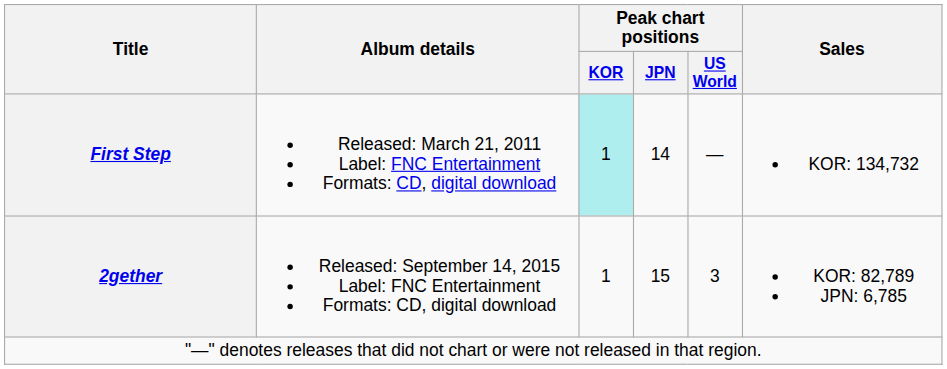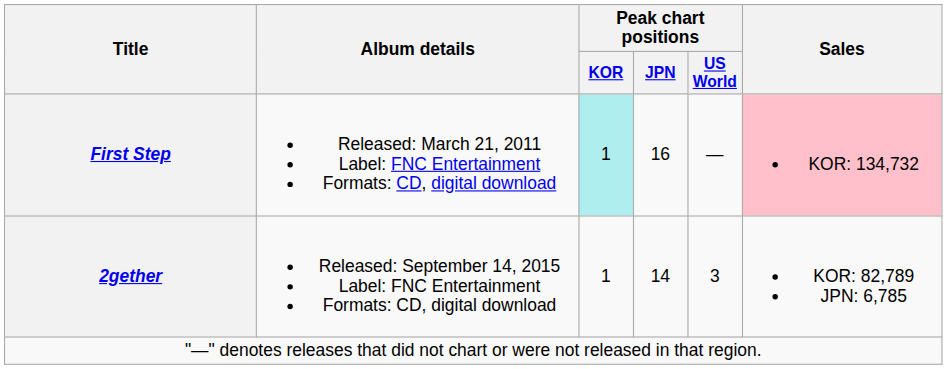(660, 154) 14 -> (660, 154) 16
(842, 165) no background -> (842, 165) pink background
(660, 276) 15 -> (660, 276) 14
